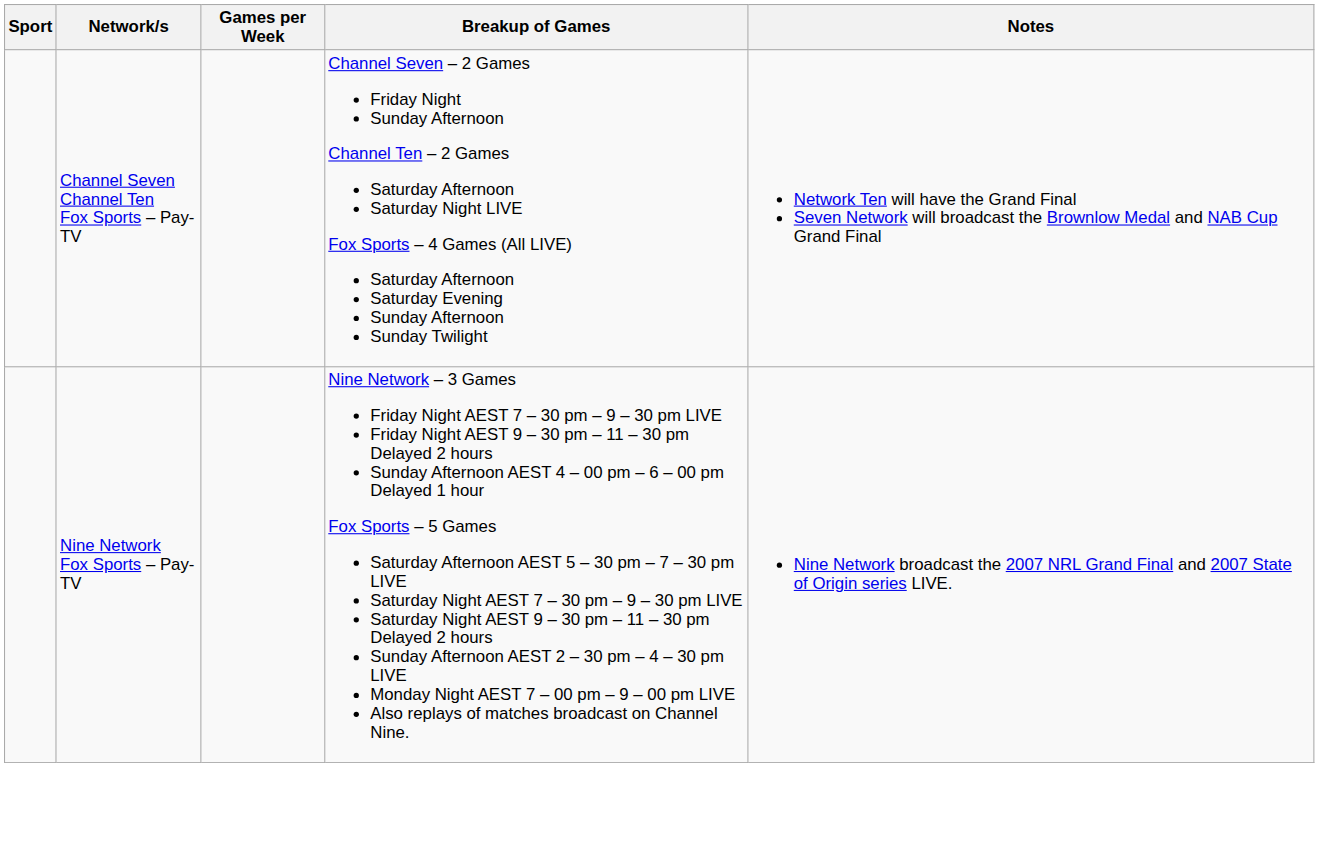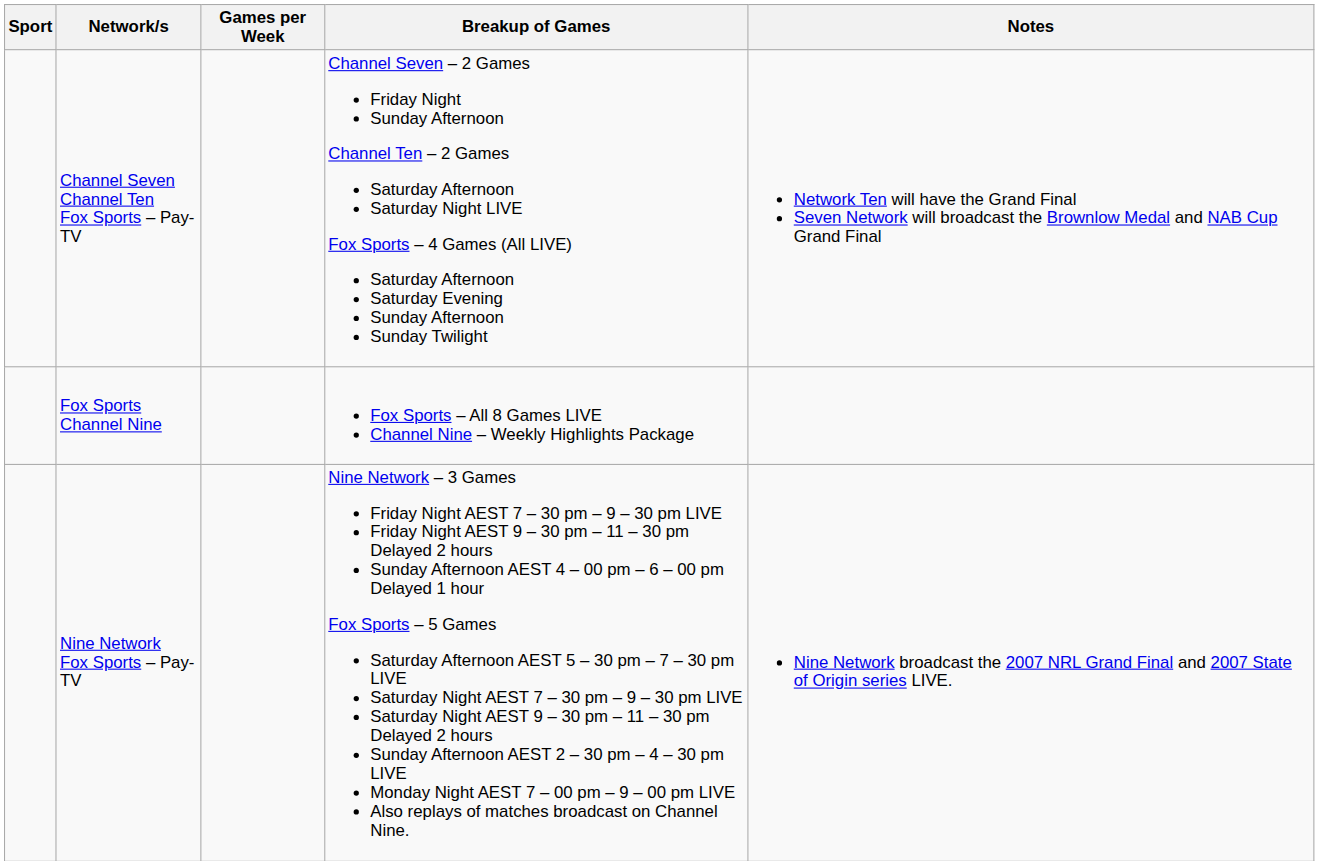+ row: (111, 415)
